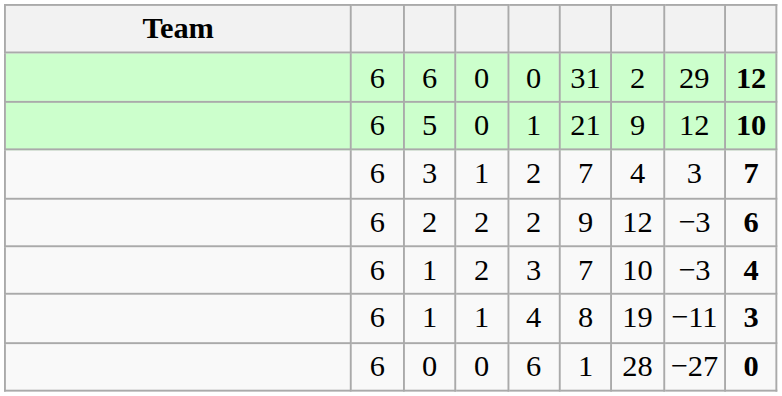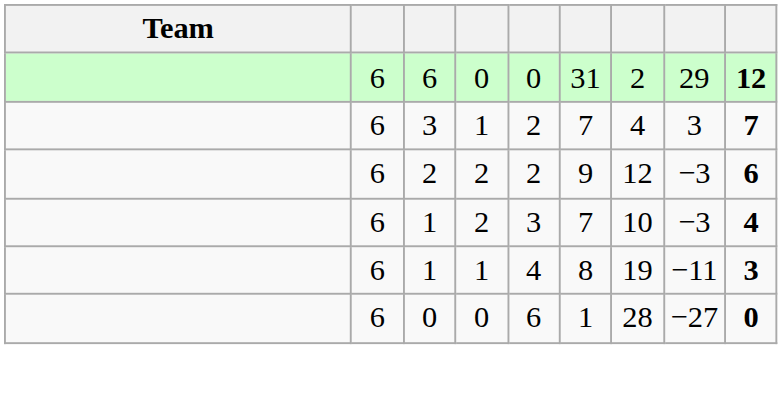- row: (429, 125)
